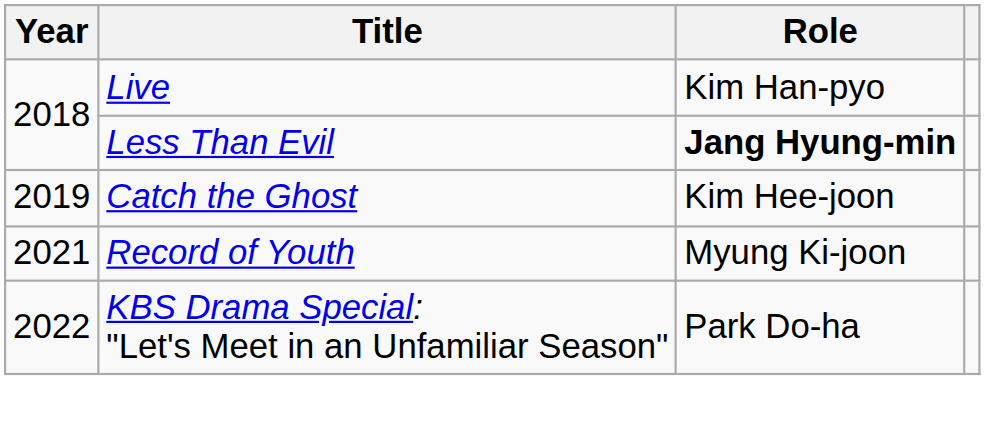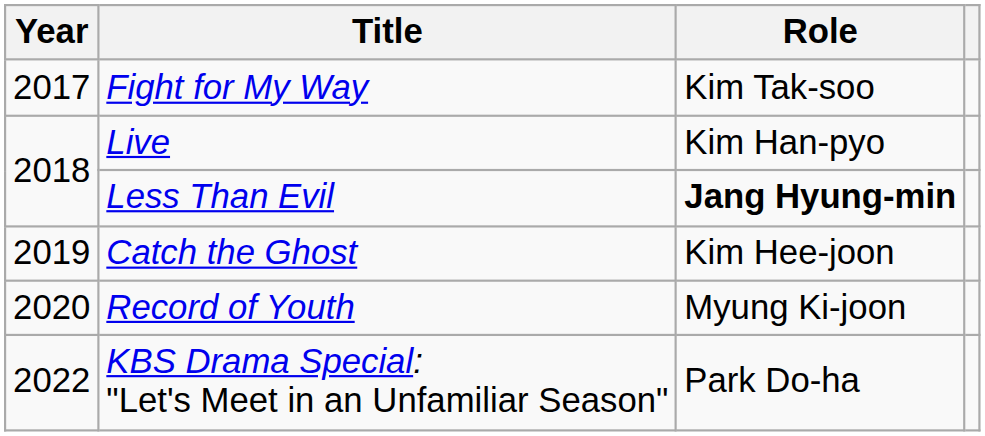+ row: (237, 87)
(52, 252) 2021 -> (52, 307) 2020
